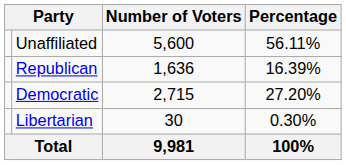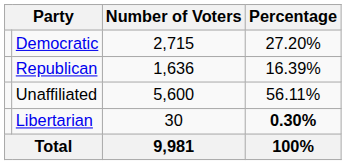rows swapped: (57, 95) <-> (56, 43)
(293, 120) normal -> (293, 120) bold
